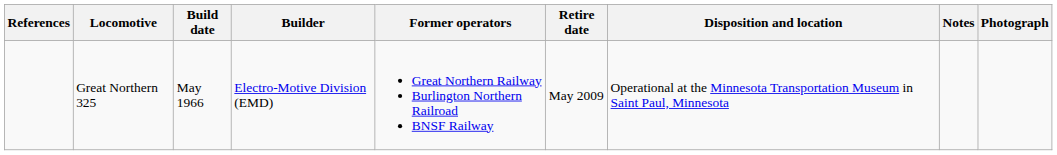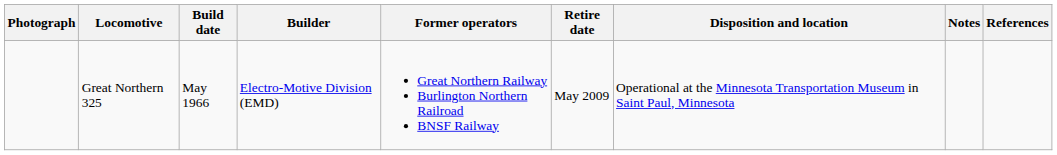columns swapped: (1015, 22) <-> (39, 22)
